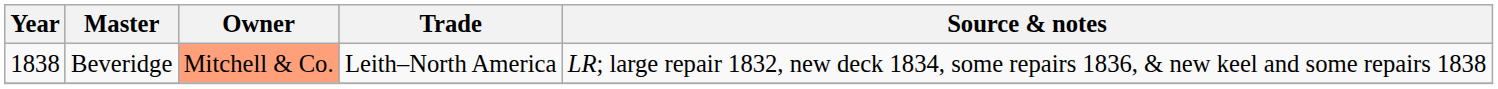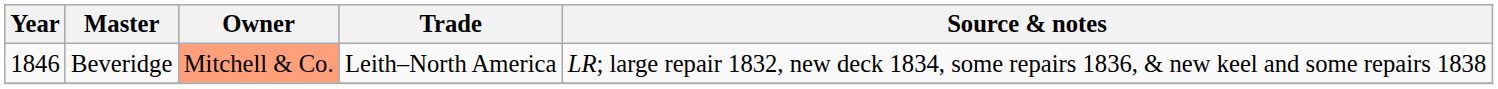(35, 63) 1838 -> (35, 63) 1846
